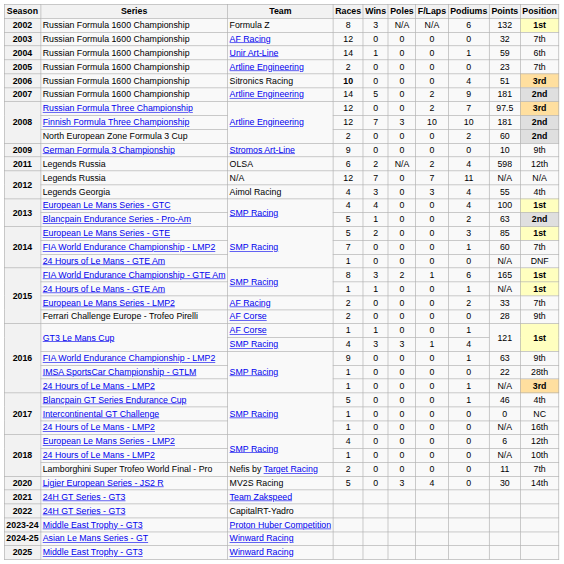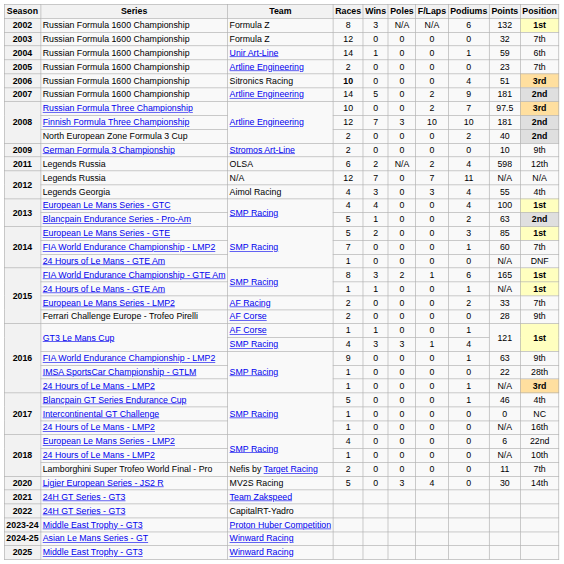(250, 39) AF Racing -> (250, 39) Formula Z
(348, 109) 12 -> (348, 109) 10
(505, 137) 60 -> (505, 137) 40
(348, 150) 9 -> (348, 150) 2
(540, 442) 12th -> (540, 442) 22nd
